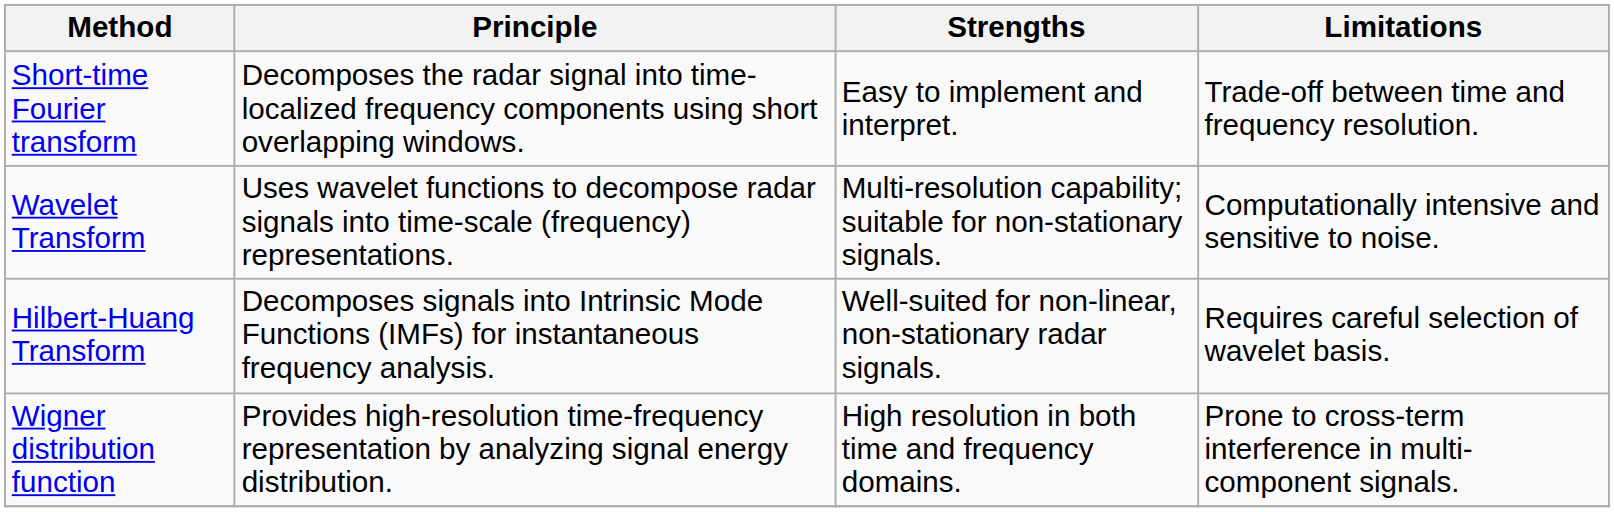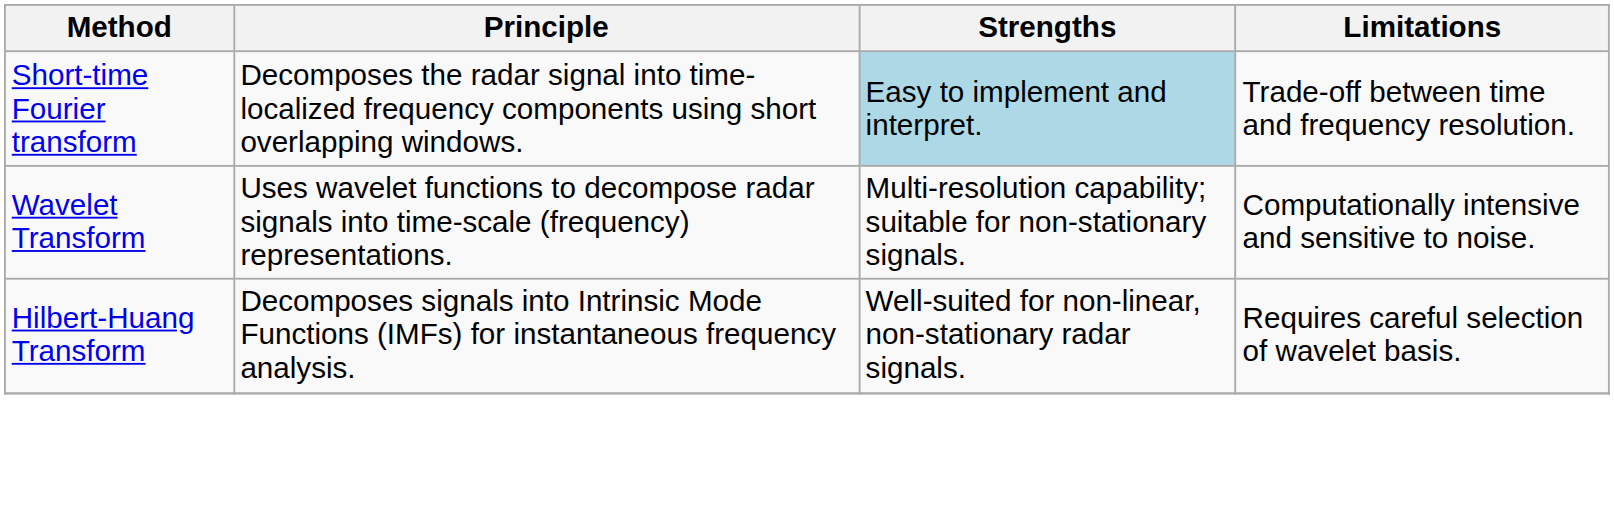(992, 108) no background -> (1016, 108) lightblue background
- row: (83, 448)
